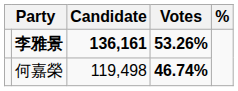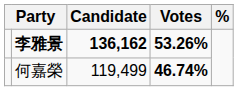(118, 43) 136,161 -> (118, 43) 136,162
(119, 71) 119,498 -> (119, 71) 119,499
